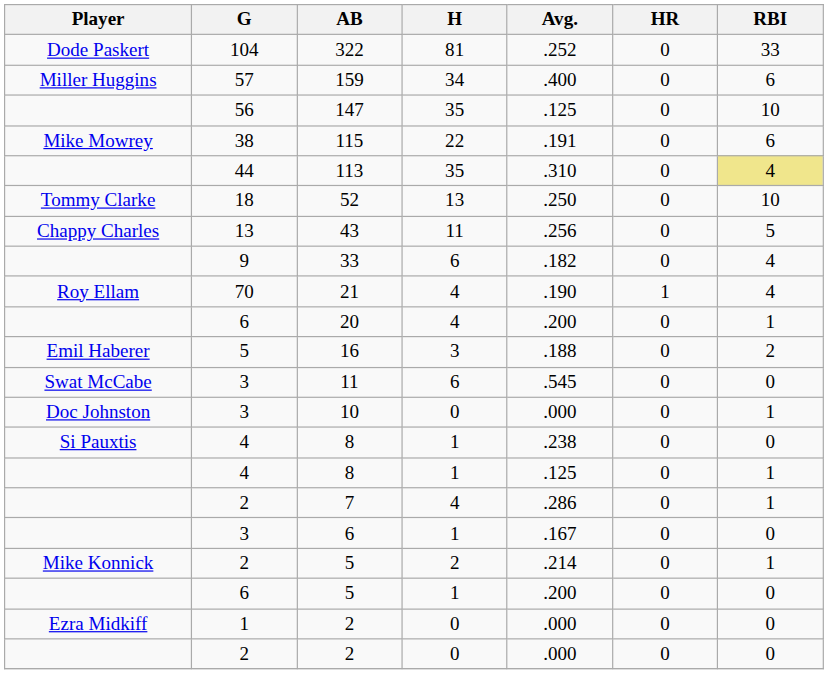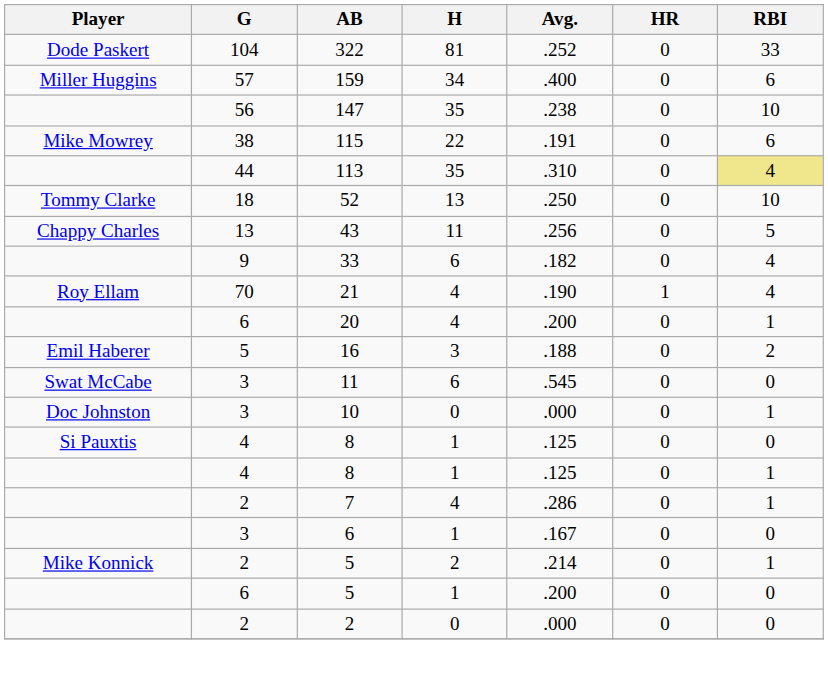(560, 110) .125 -> (560, 110) .238
(560, 442) .238 -> (560, 442) .125
- row: (98, 623)
